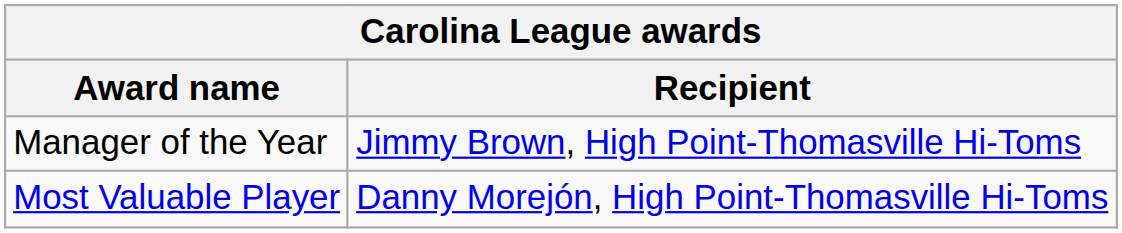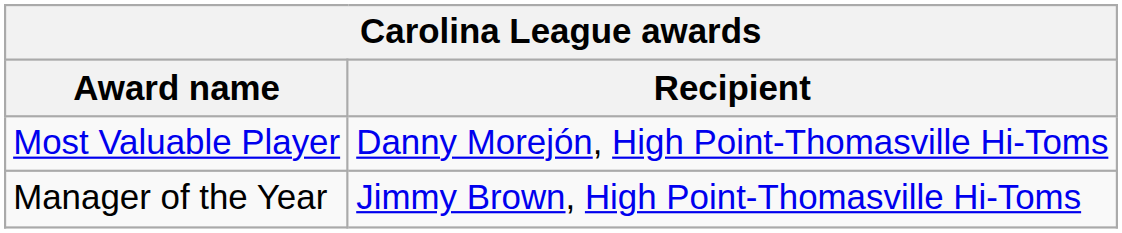rows swapped: (177, 198) <-> (170, 142)
